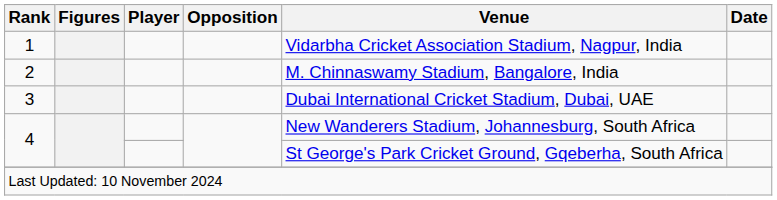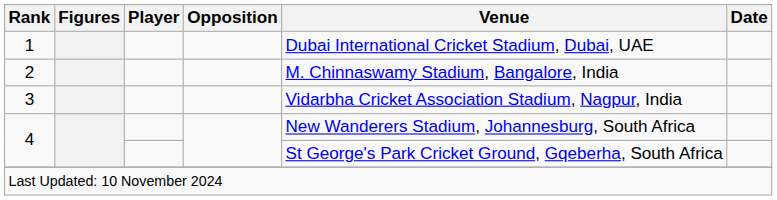(484, 45) Vidarbha Cricket Association Stadium, Nagpur, India -> (470, 45) Dubai International Cricket Stadium, Dubai, UAE
(470, 99) Dubai International Cricket Stadium, Dubai, UAE -> (484, 99) Vidarbha Cricket Association Stadium, Nagpur, India
